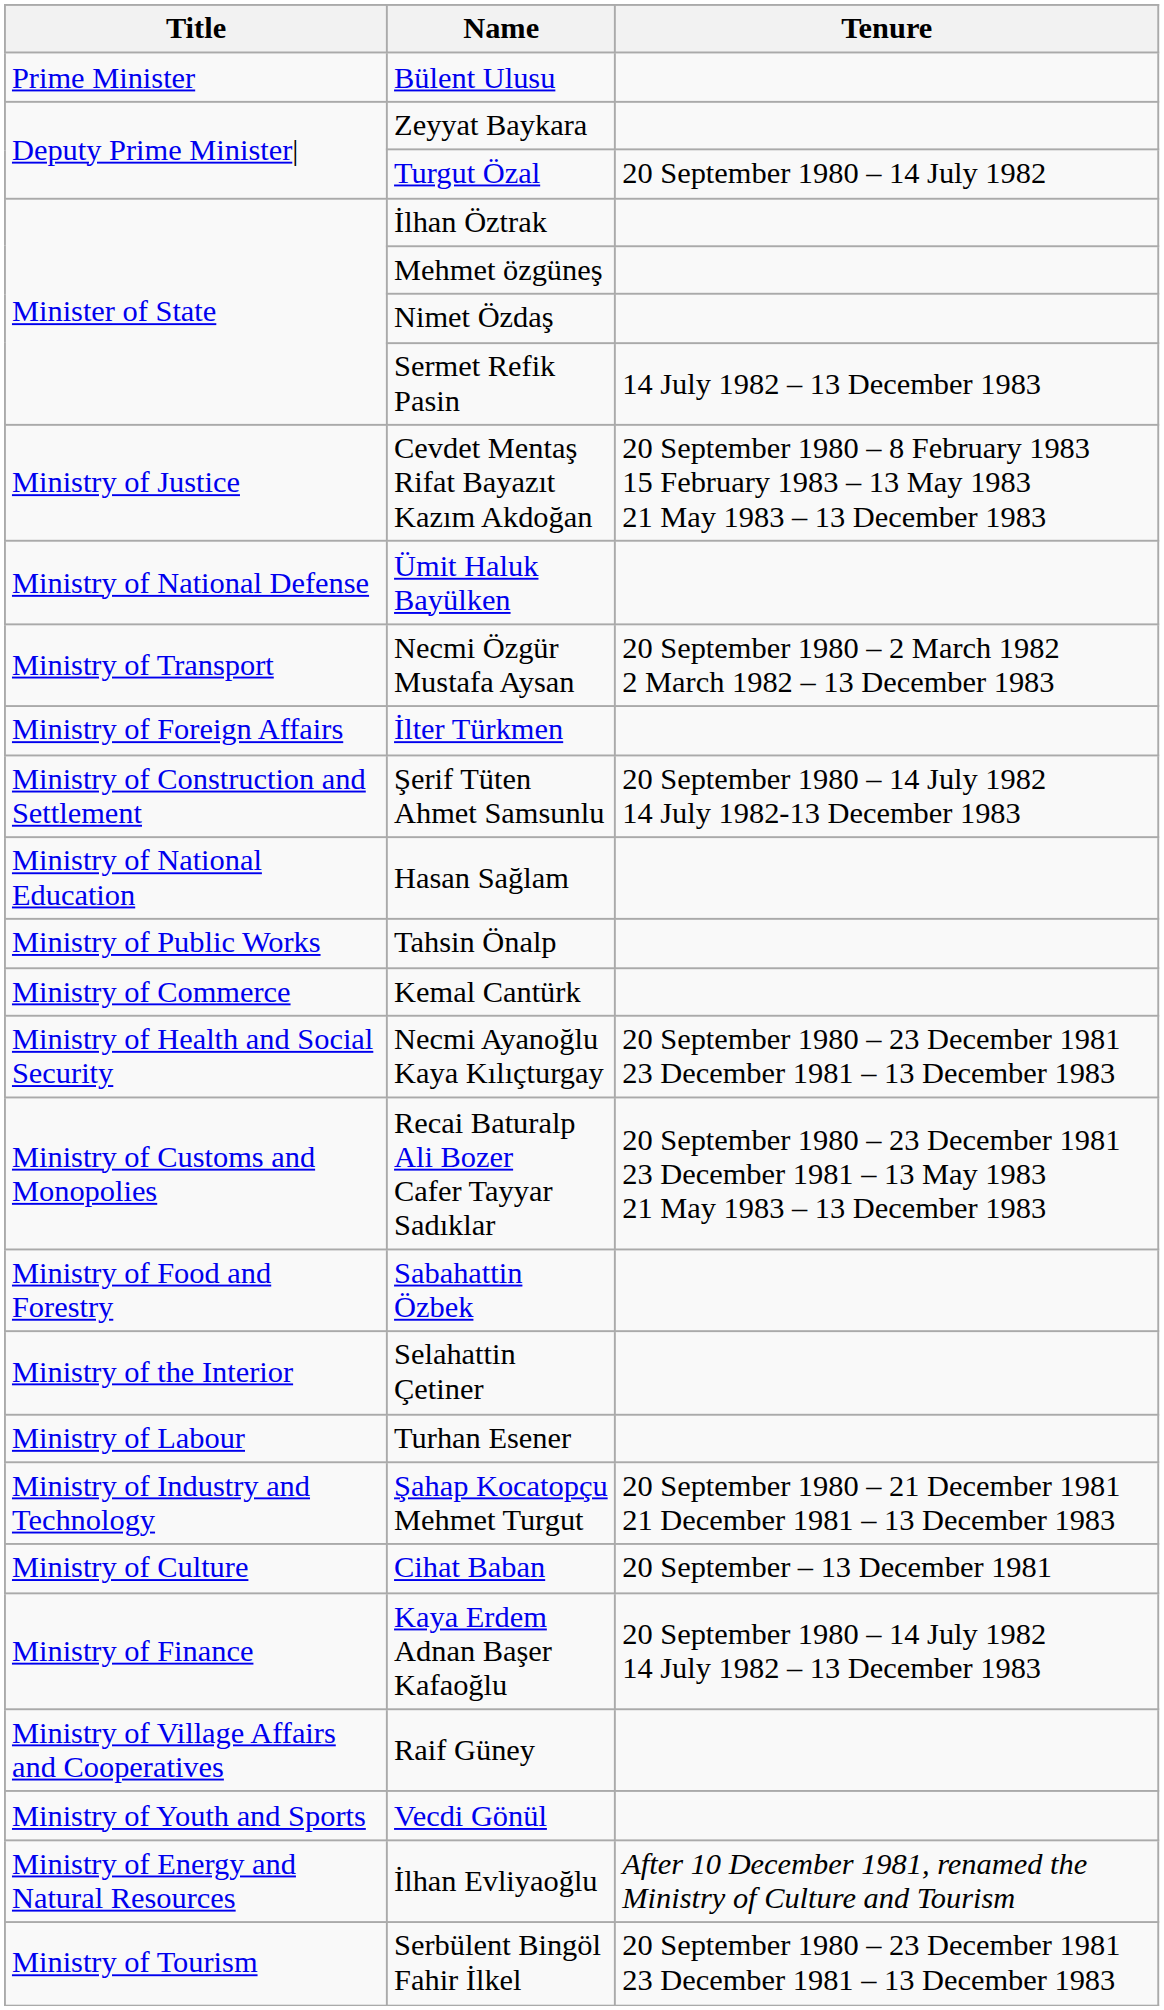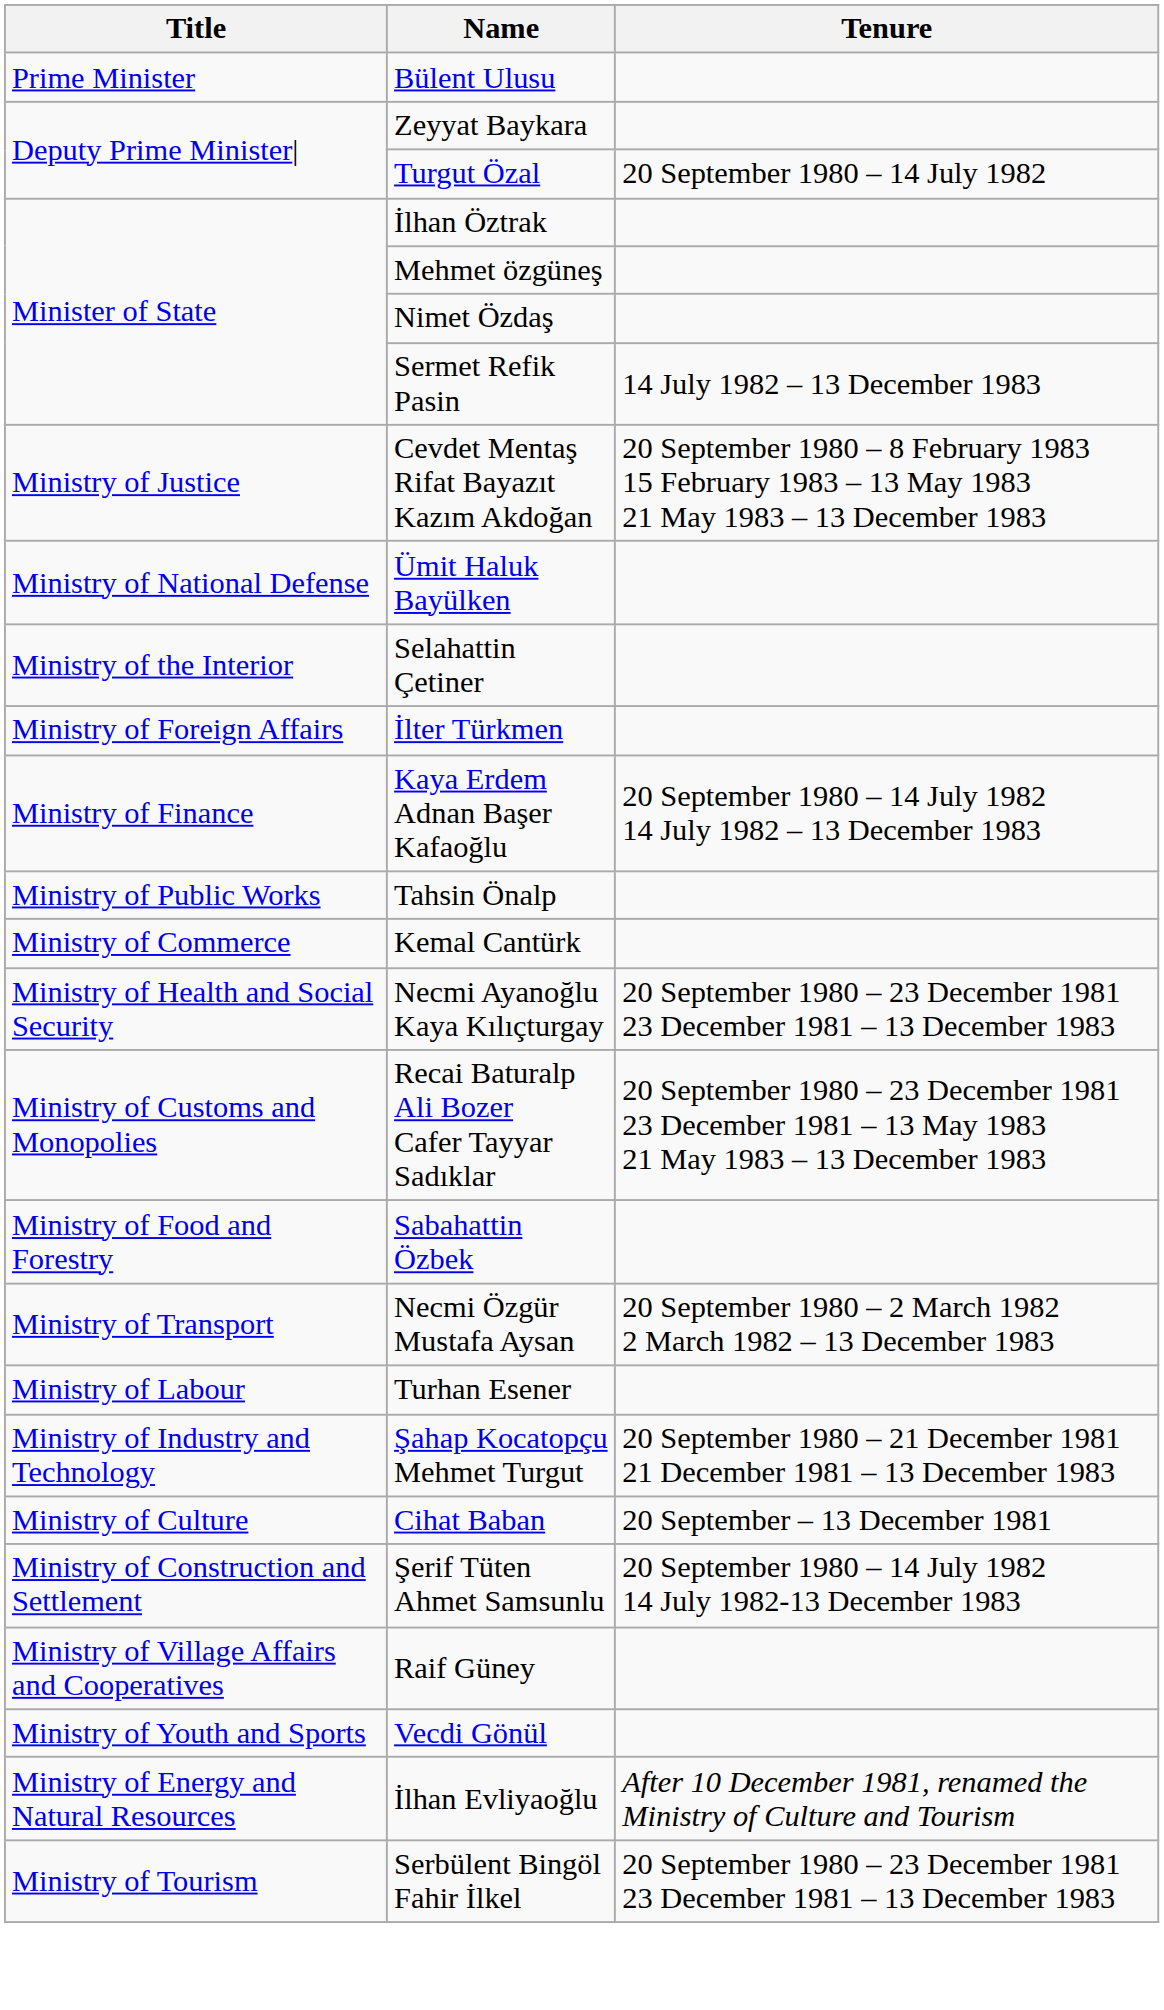rows swapped: (455, 1372) <-> (484, 664)
rows swapped: (473, 1650) <-> (499, 795)
- row: (481, 877)
